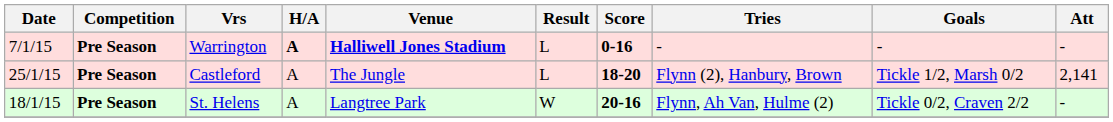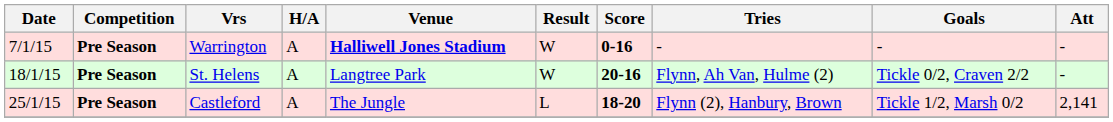(293, 46) bold -> (293, 46) normal
(545, 46) L -> (547, 46) W
rows swapped: (224, 102) <-> (225, 74)
